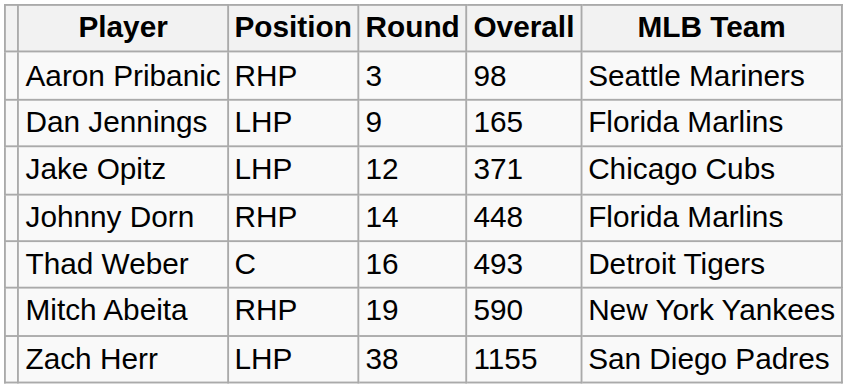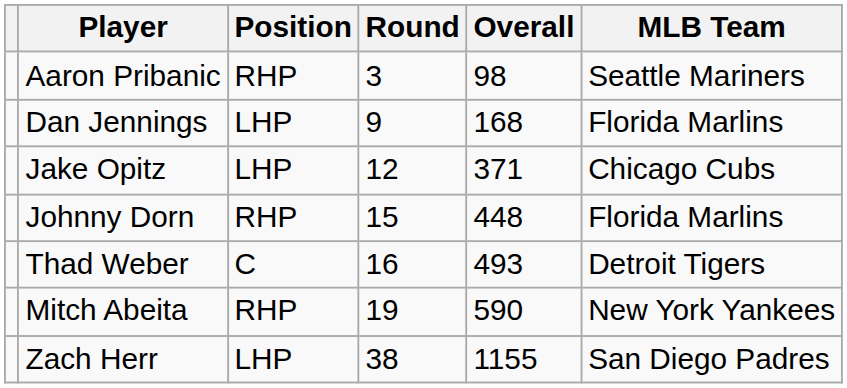(498, 122) 165 -> (498, 122) 168
(382, 216) 14 -> (382, 216) 15
